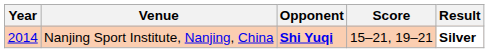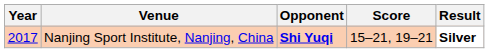(23, 37) 2014 -> (23, 37) 2017
